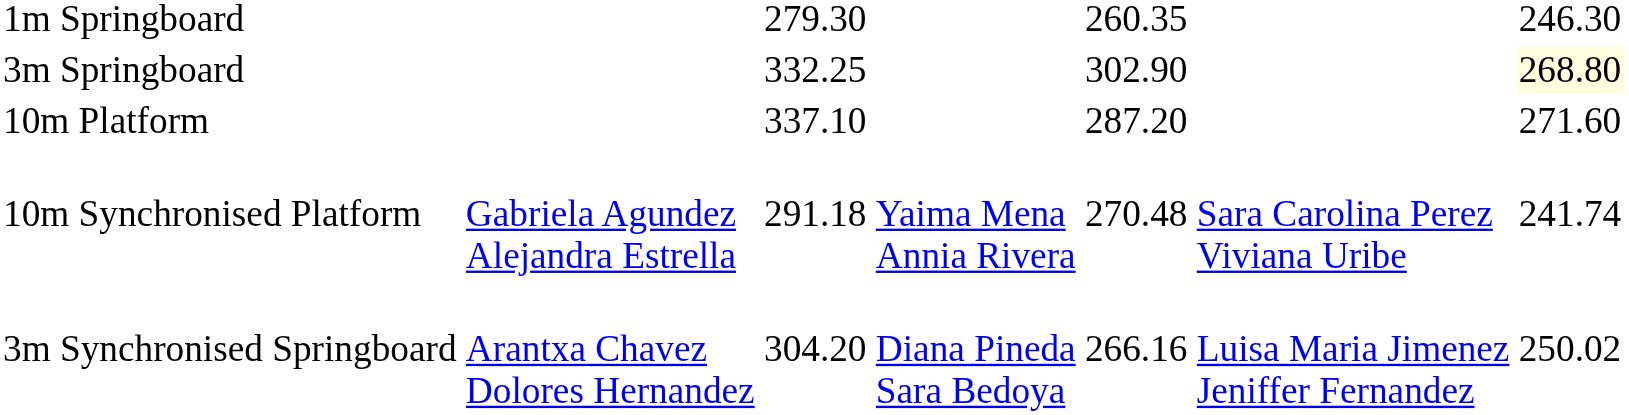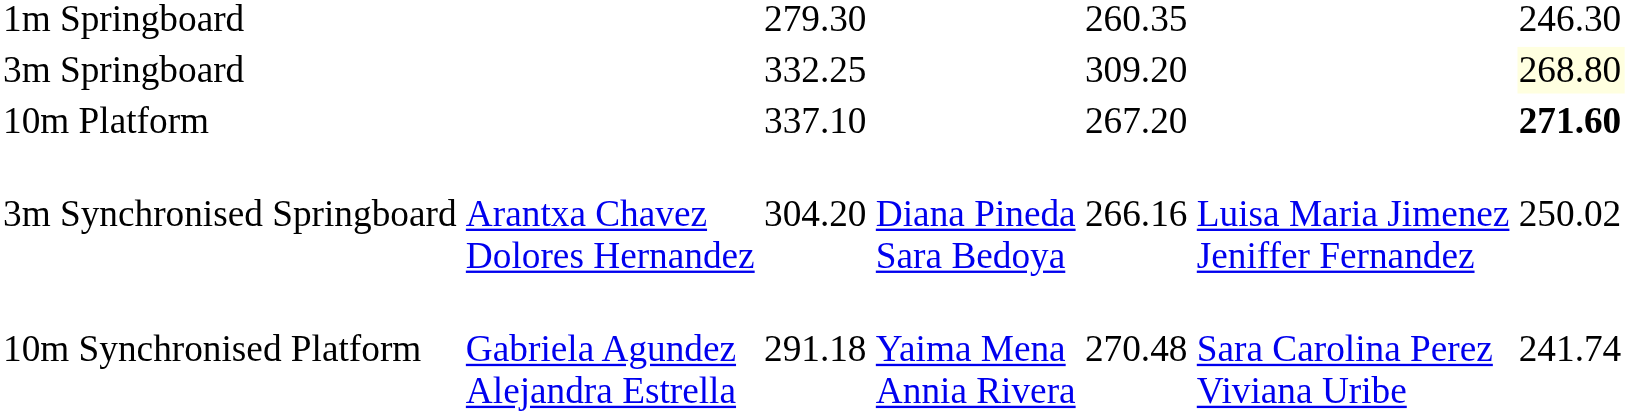(1136, 69) 302.90 -> (1136, 69) 309.20
(1136, 120) 287.20 -> (1136, 120) 267.20
(1570, 120) normal -> (1570, 120) bold
rows swapped: (230, 349) <-> (212, 214)
